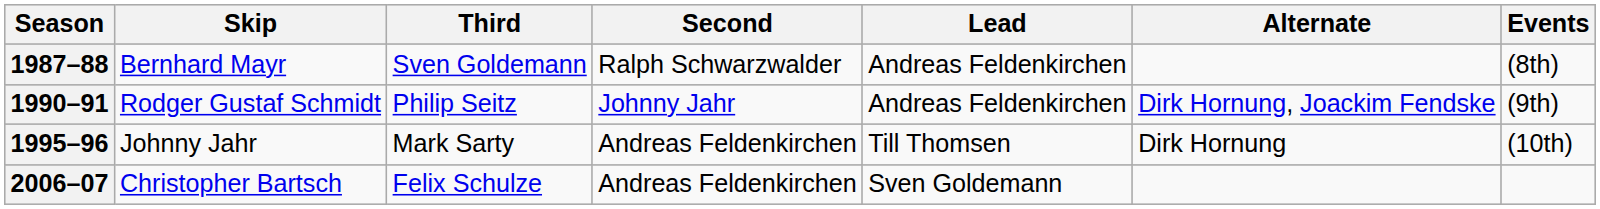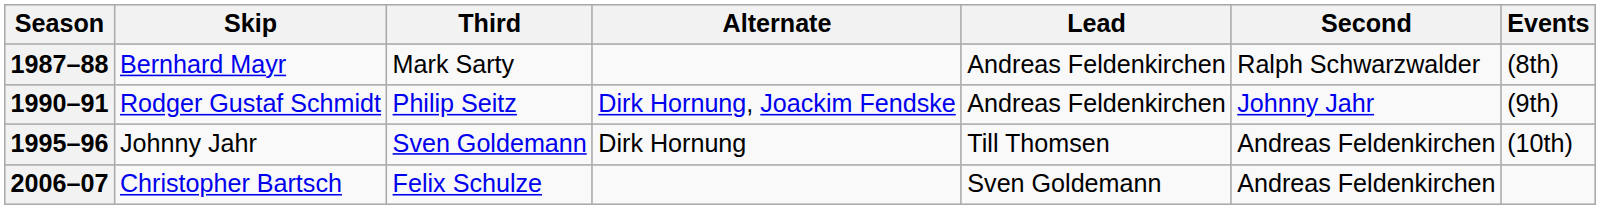columns swapped: (727, 24) <-> (1317, 24)
(490, 64) Sven Goldemann -> (453, 64) Mark Sarty
(453, 143) Mark Sarty -> (490, 143) Sven Goldemann
